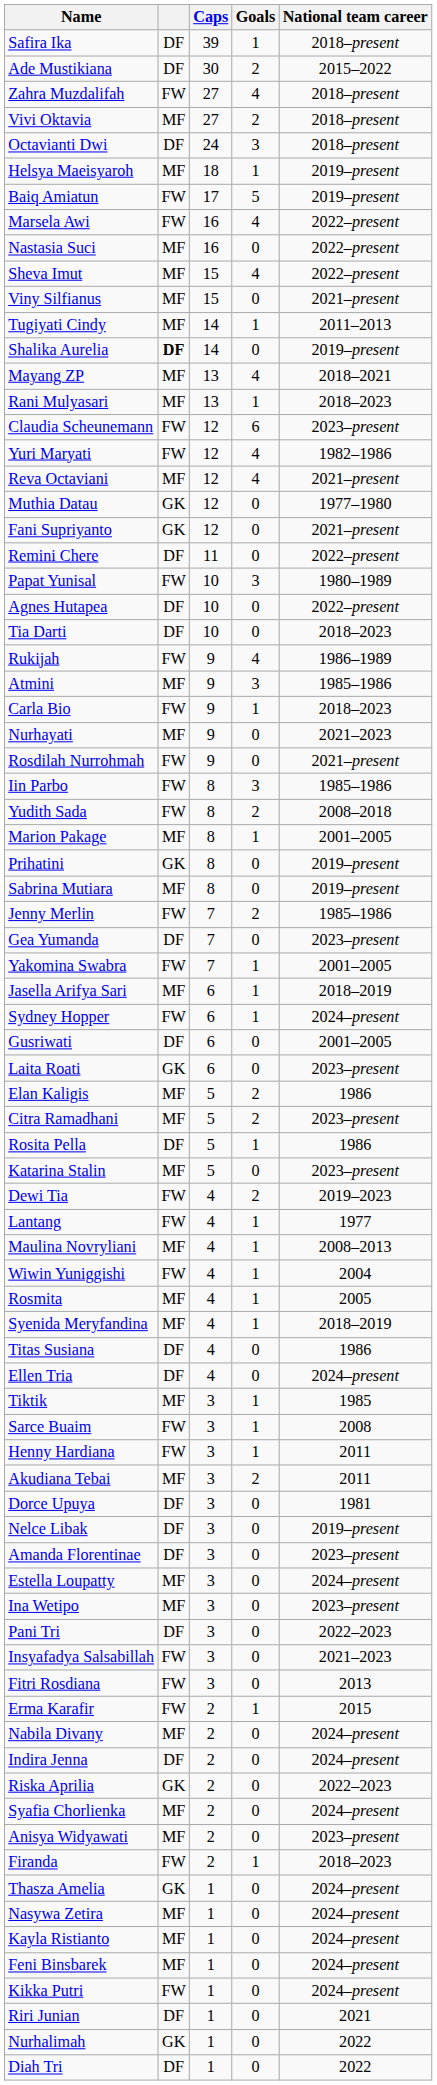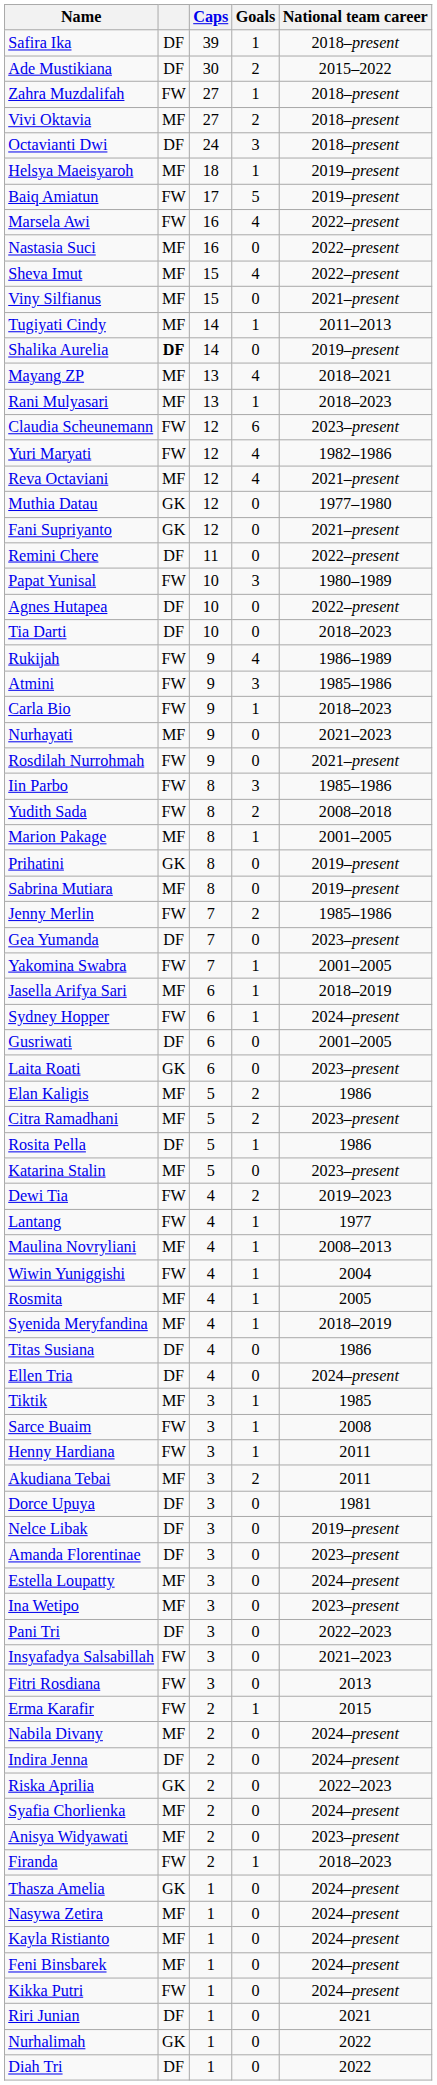(255, 94) 4 -> (255, 94) 1
(174, 683) MF -> (174, 683) FW
